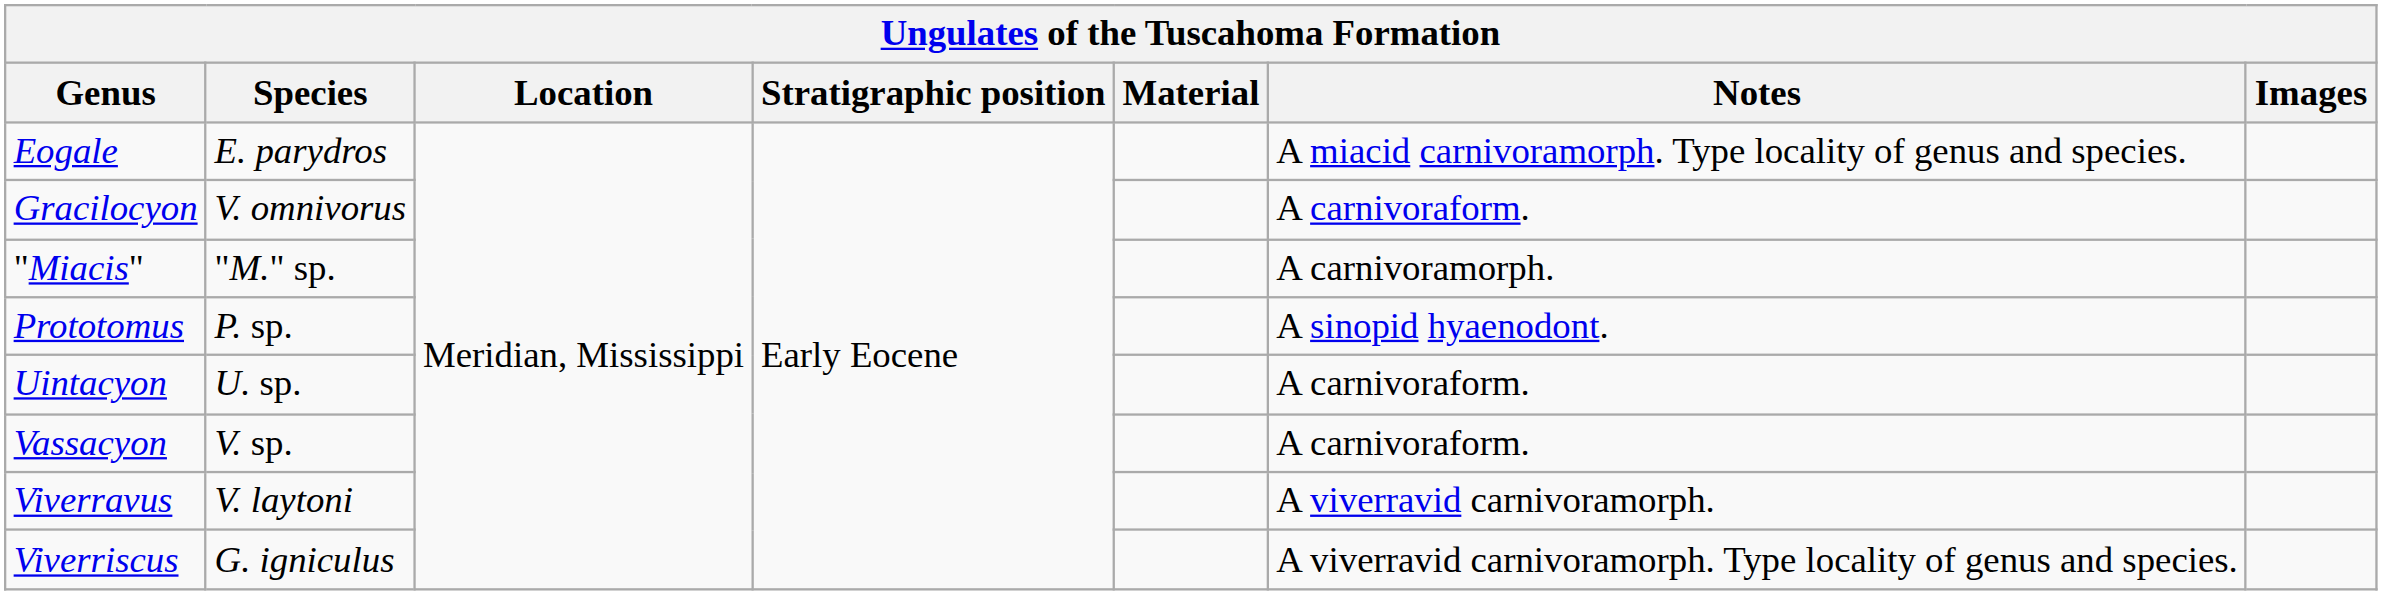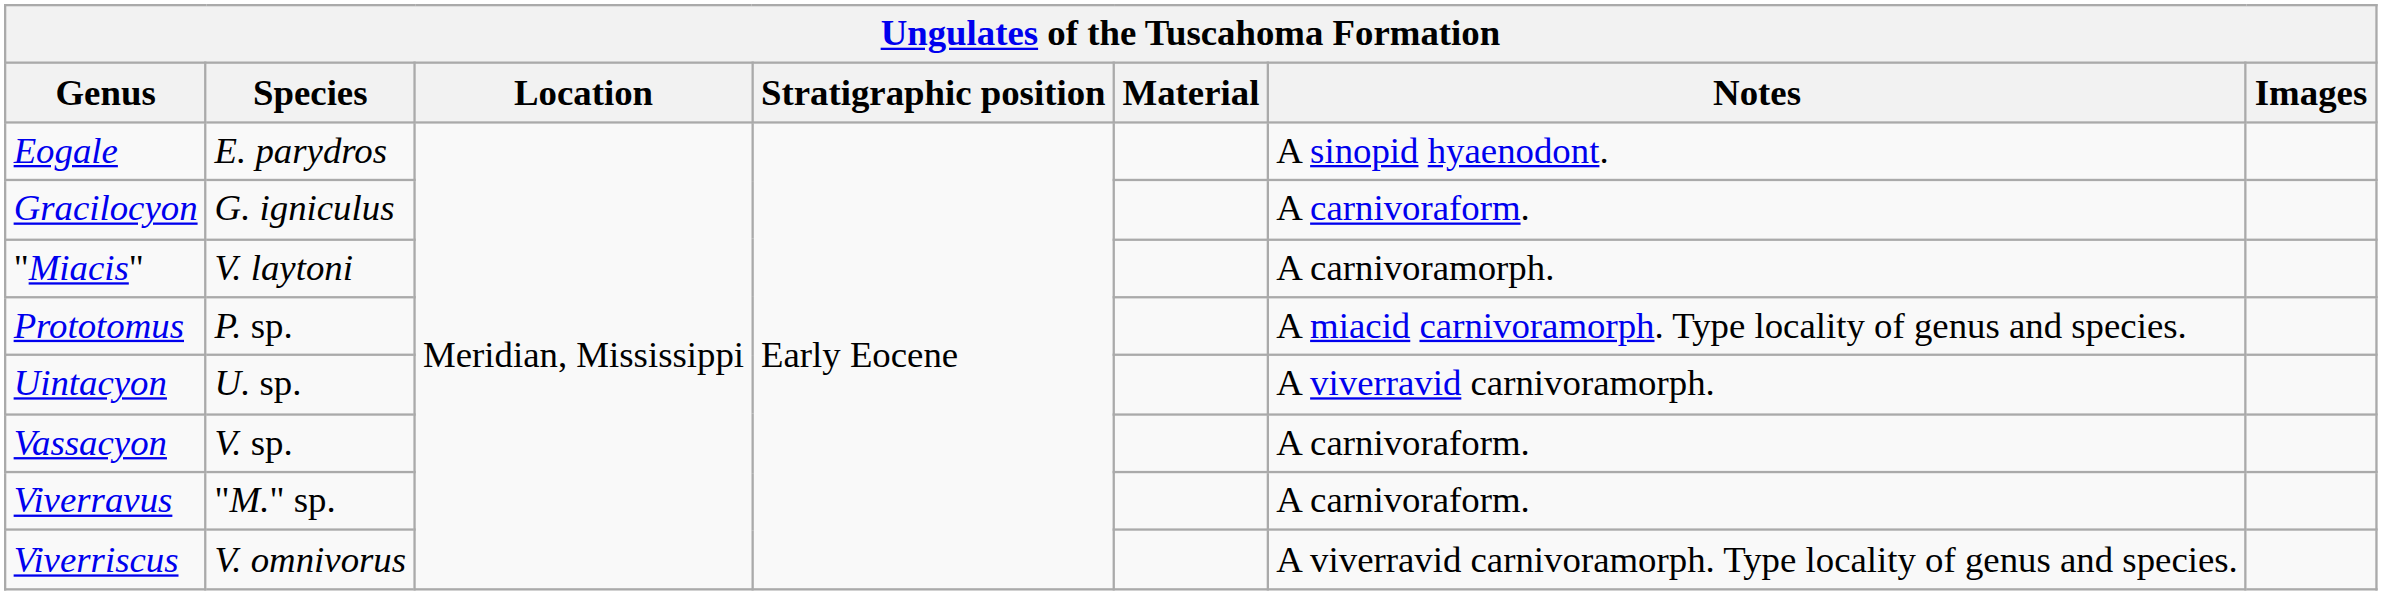(1732, 150) A miacid carnivoramorph. Type locality of genus and species. -> (1442, 150) A sinopid hyaenodont.
(310, 208) V. omnivorus -> (305, 208) G. igniculus
(275, 267) "M." sp. -> (284, 267) V. laytoni
(1442, 325) A sinopid hyaenodont. -> (1732, 325) A miacid carnivoramorph. Type locality of genus and species.
(1403, 383) A carnivoraform. -> (1496, 383) A viverravid carnivoramorph.
(284, 500) V. laytoni -> (275, 500) "M." sp.
(1496, 500) A viverravid carnivoramorph. -> (1403, 500) A carnivoraform.
(305, 558) G. igniculus -> (310, 558) V. omnivorus
